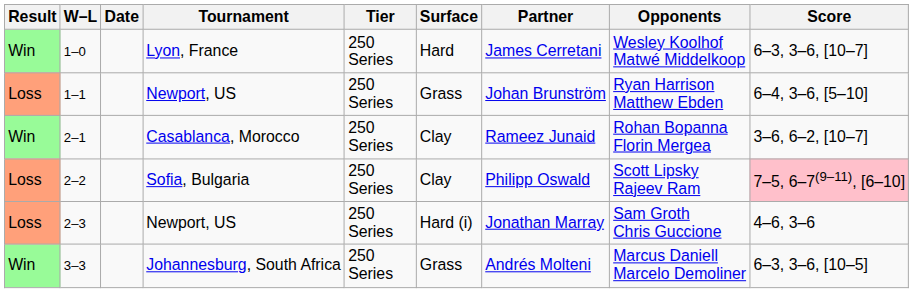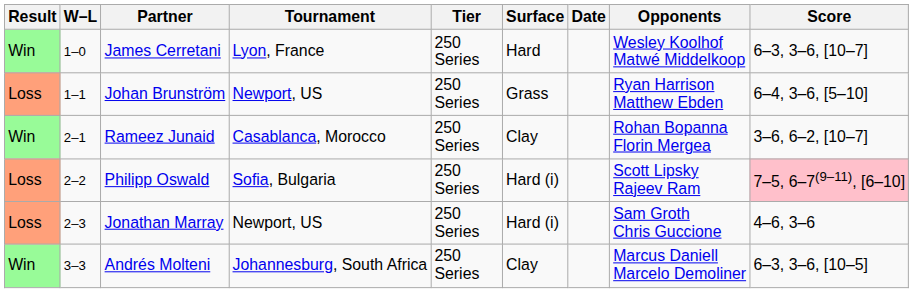columns swapped: (122, 17) <-> (546, 17)
(436, 179) Clay -> (533, 179) Hard (i)
(441, 265) Grass -> (522, 265) Clay
